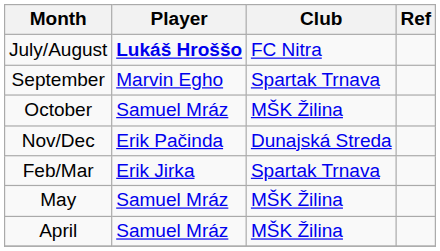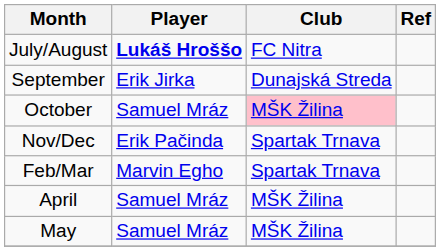(170, 79) Marvin Egho -> (155, 79) Erik Jirka
(315, 79) Spartak Trnava -> (321, 79) Dunajská Streda
(297, 110) no background -> (297, 110) pink background
(321, 140) Dunajská Streda -> (315, 140) Spartak Trnava
(155, 170) Erik Jirka -> (170, 170) Marvin Egho
rows swapped: (58, 230) <-> (58, 200)
